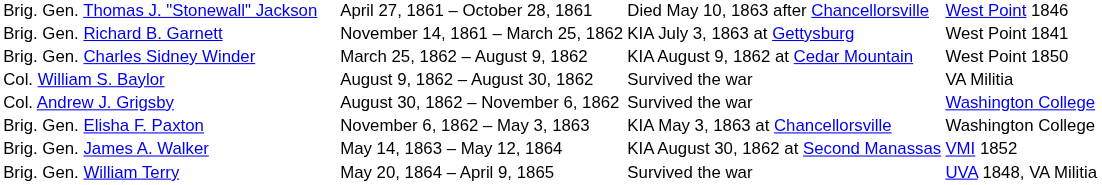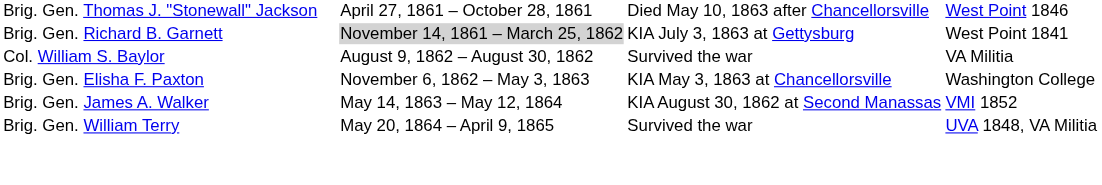(482, 33) no background -> (482, 33) lightgrey background
- row: (129, 56)
- row: (89, 102)
